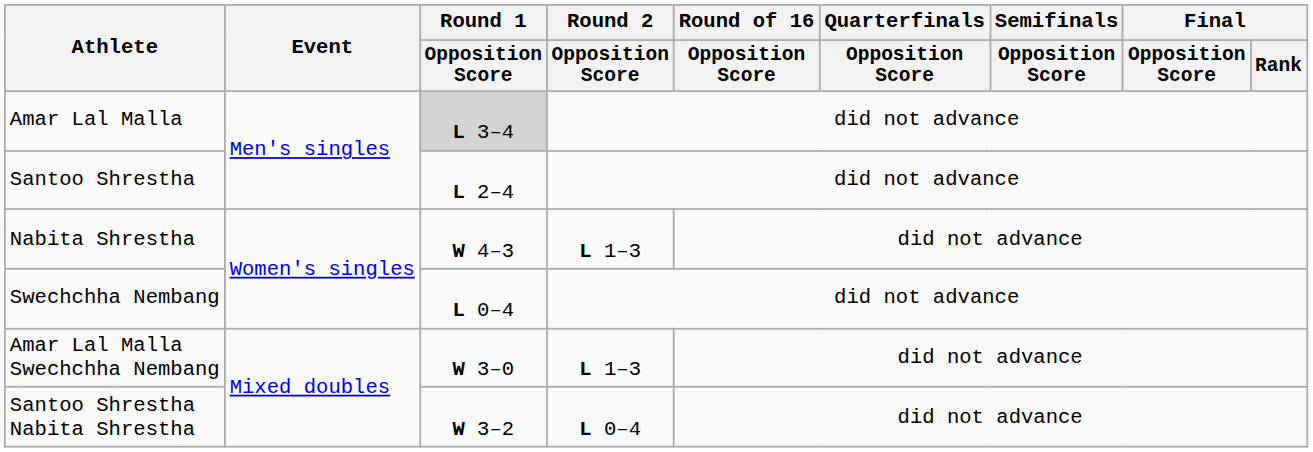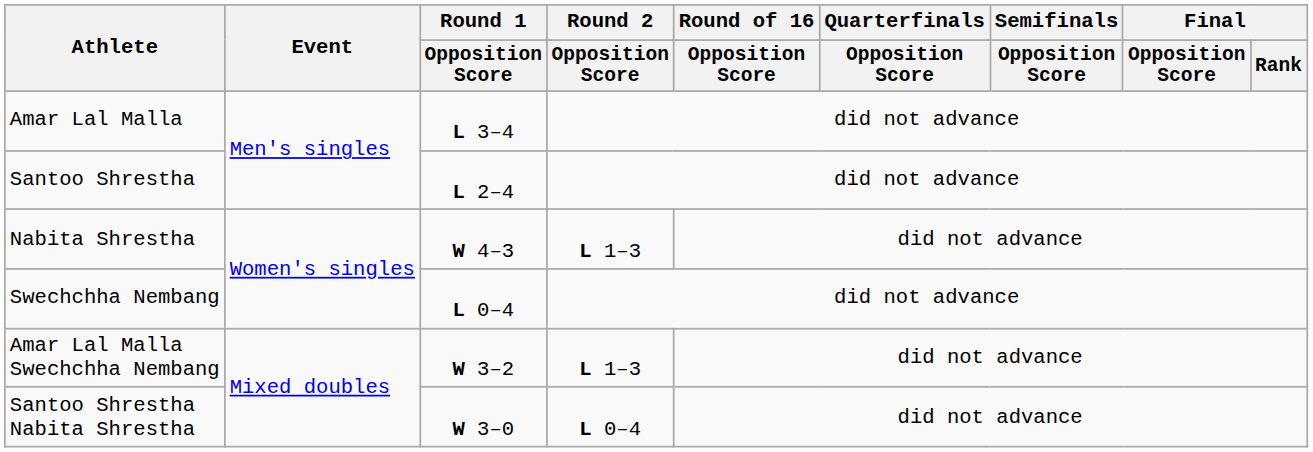(483, 133) lightgrey background -> (483, 133) no background
(483, 370) W 3–0 -> (483, 370) W 3–2
(483, 429) W 3–2 -> (483, 429) W 3–0
